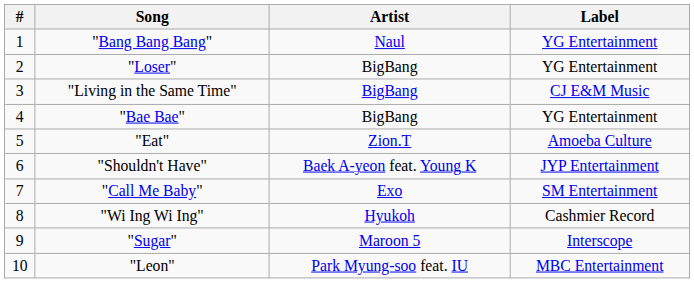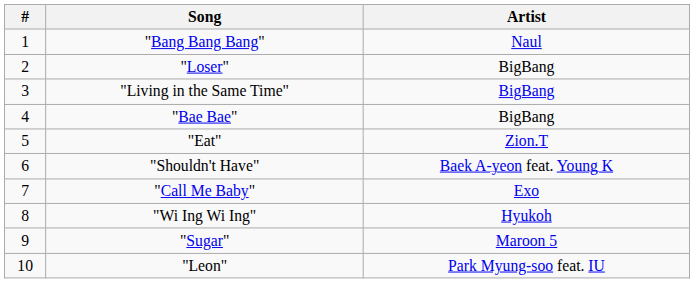- column: (600, 16)
